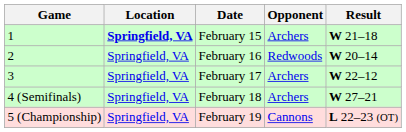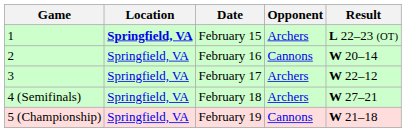(353, 35) W 21–18 -> (363, 35) L 22–23 (OT)
(295, 55) Redwoods -> (290, 55) Cannons
(363, 117) L 22–23 (OT) -> (353, 117) W 21–18
